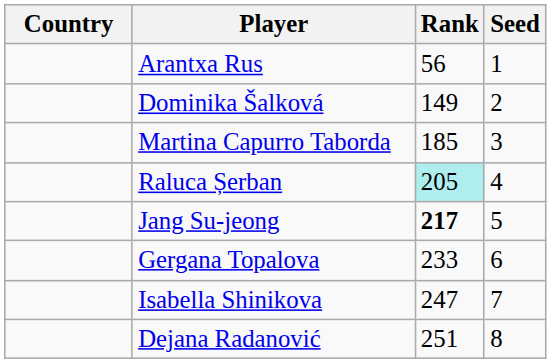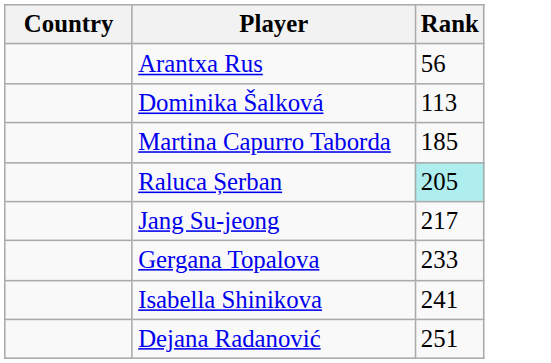- column: (515, 24)
(439, 102) 149 -> (439, 102) 113
(439, 220) bold -> (439, 220) normal
(439, 299) 247 -> (439, 299) 241
